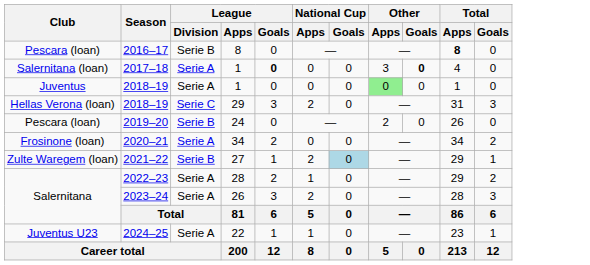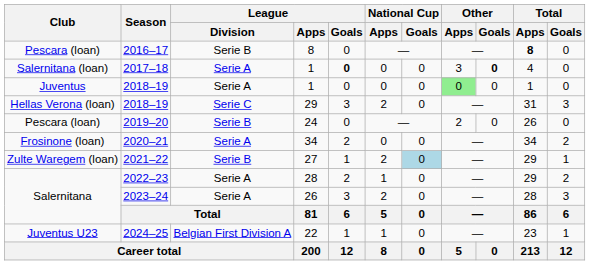(196, 232) Serie A -> (232, 232) Belgian First Division A
